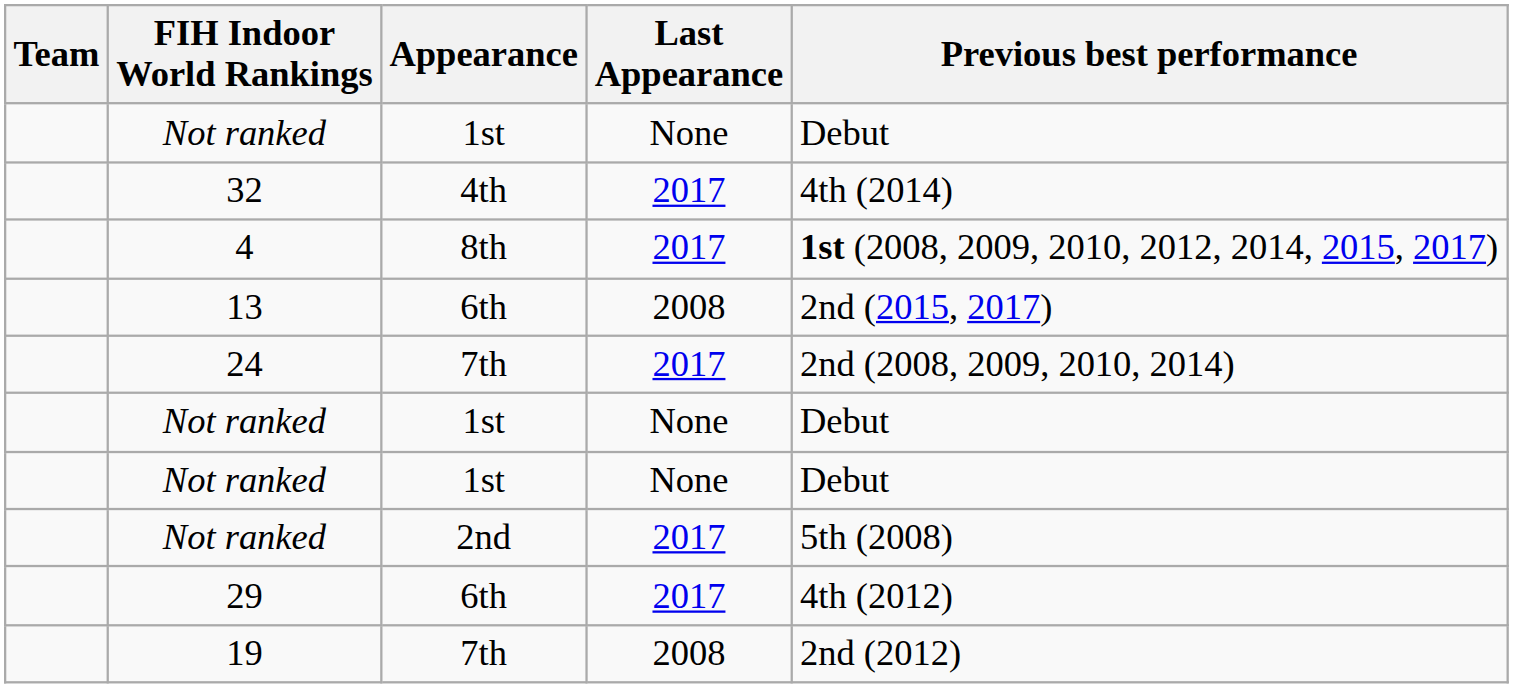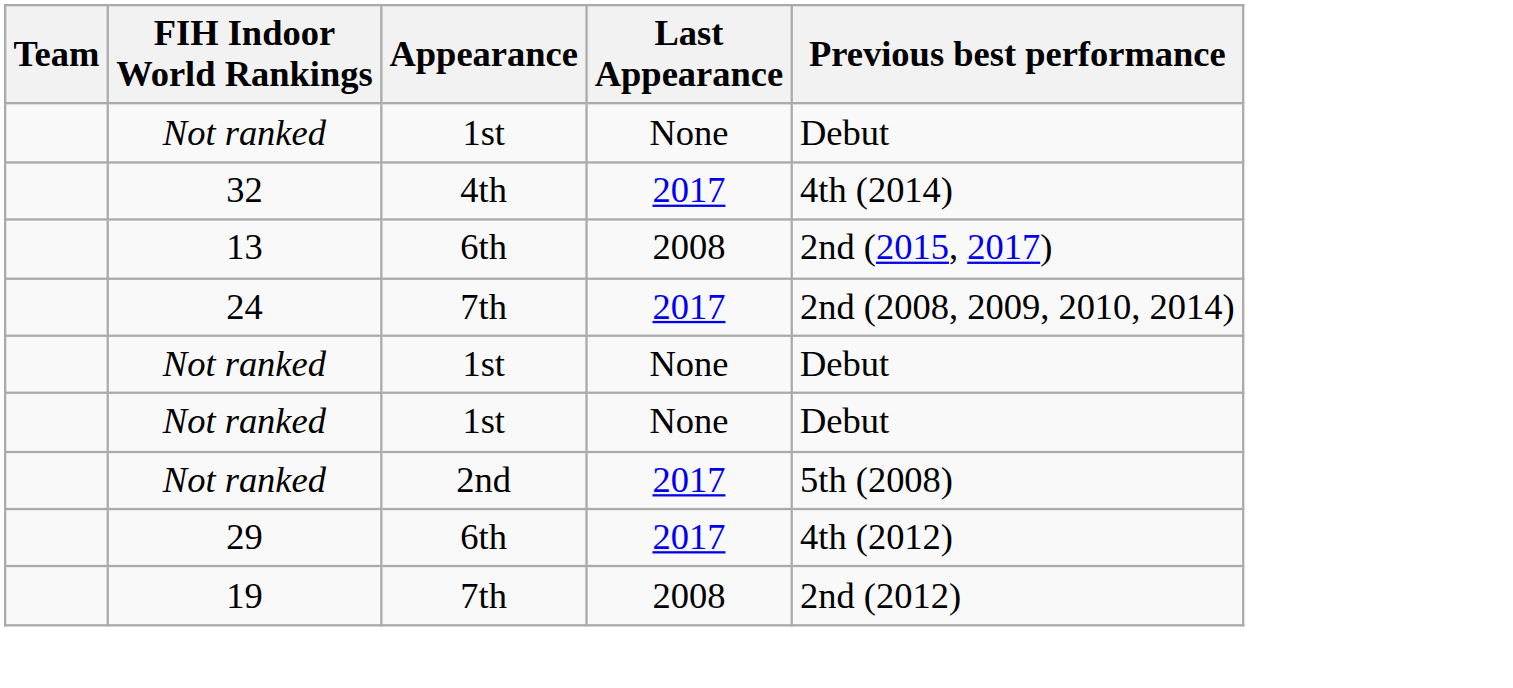- row: (244, 248)
